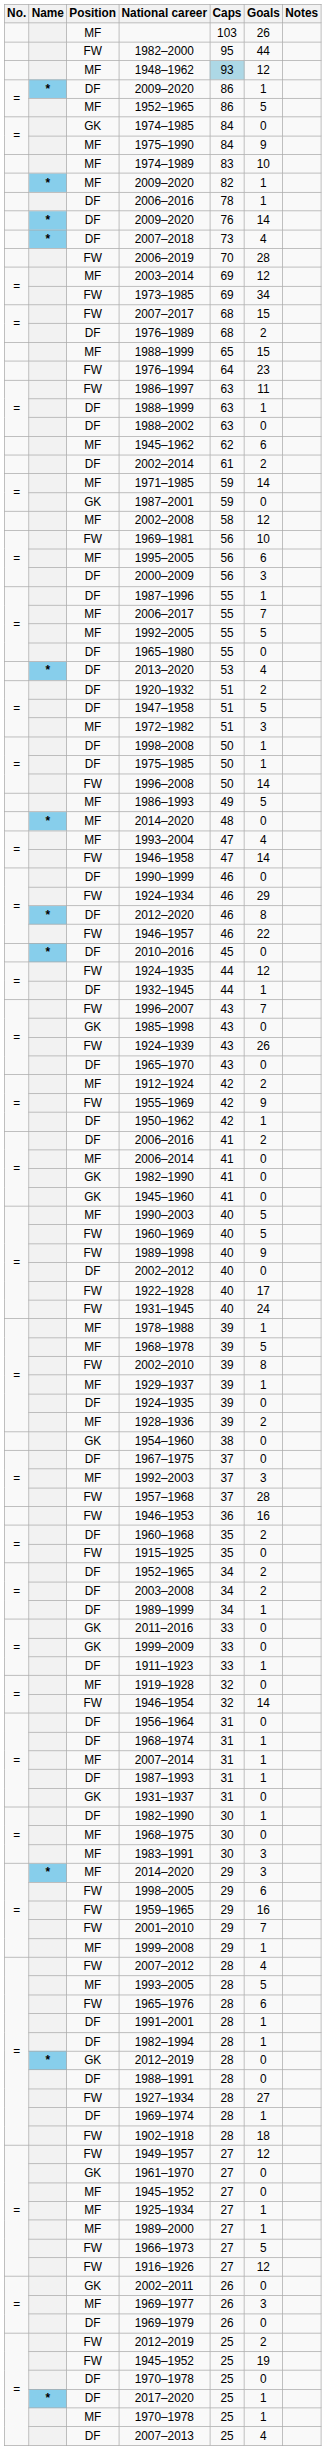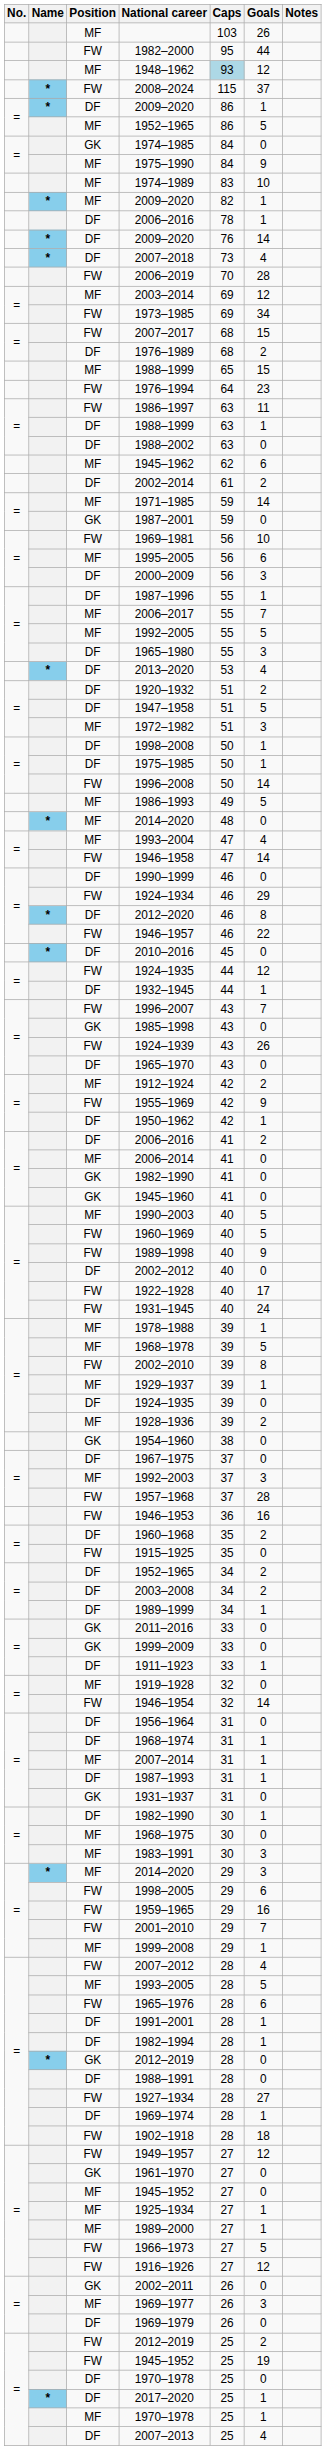+ row: (93, 88)
- row: (93, 520)
(263, 652) 0 -> (263, 652) 3
